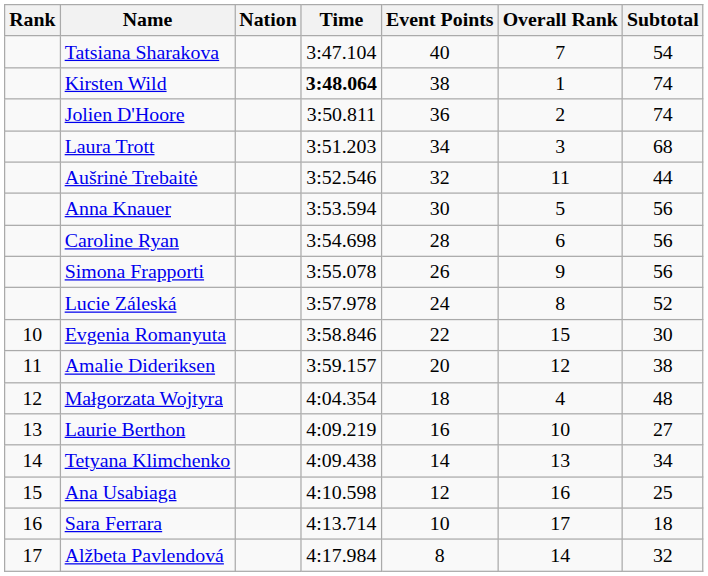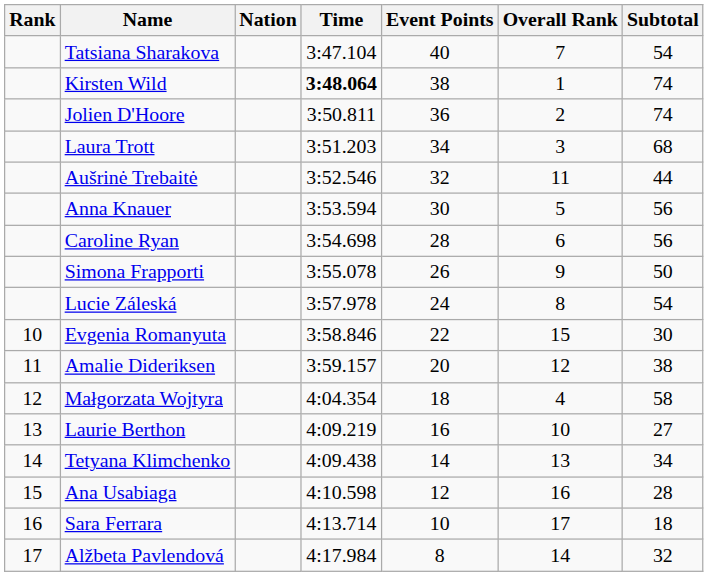(663, 271) 56 -> (663, 271) 50
(663, 303) 52 -> (663, 303) 54
(663, 397) 48 -> (663, 397) 58
(663, 492) 25 -> (663, 492) 28
